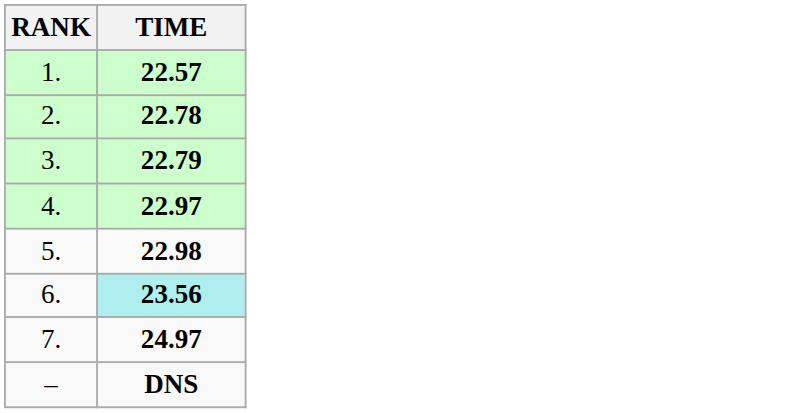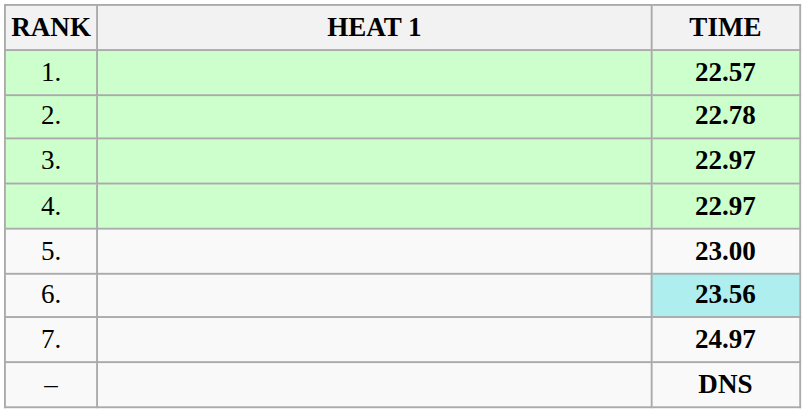+ column: (374, 27)
(171, 161) 22.79 -> (725, 161) 22.97
(171, 250) 22.98 -> (725, 250) 23.00
